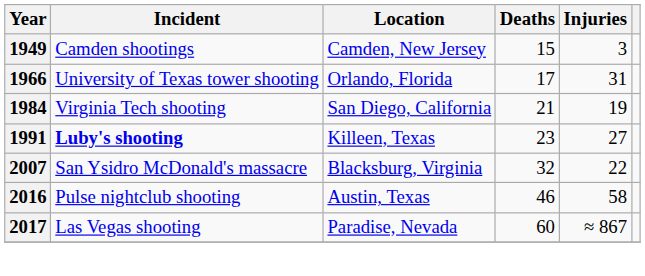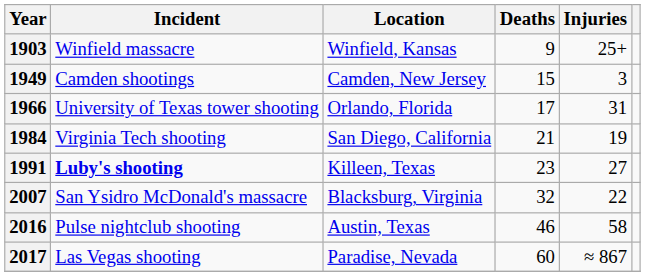+ row: (28, 49)
